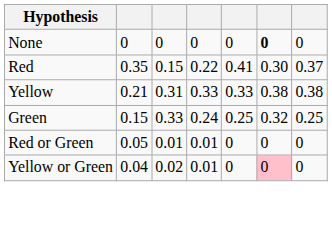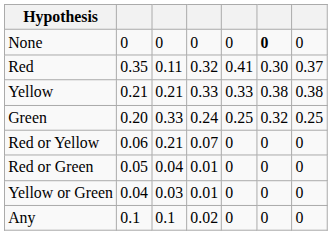(169, 67) 0.15 -> (169, 67) 0.11
(204, 67) 0.22 -> (204, 67) 0.32
(169, 92) 0.31 -> (169, 92) 0.21
(134, 117) 0.15 -> (134, 117) 0.20
+ row: (54, 142)
(169, 142) 0.01 -> (169, 167) 0.04
(169, 167) 0.02 -> (169, 192) 0.03
(264, 167) pink background -> (264, 192) no background
+ row: (22, 218)
